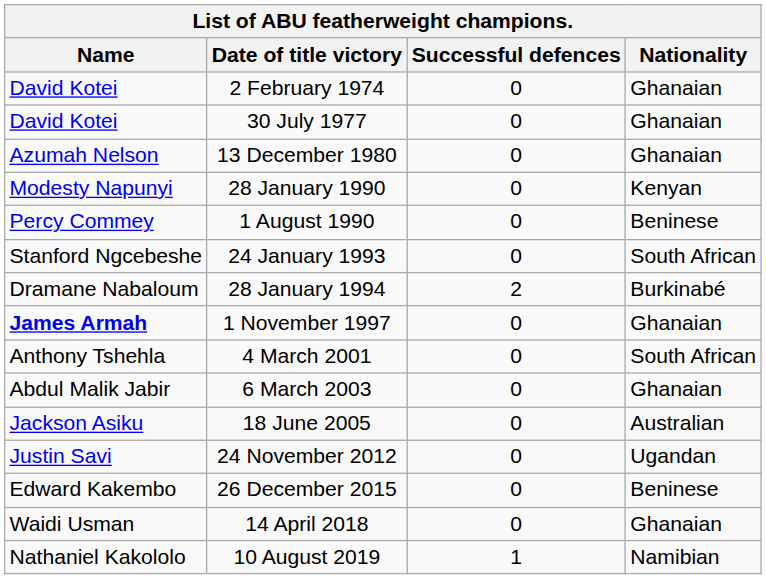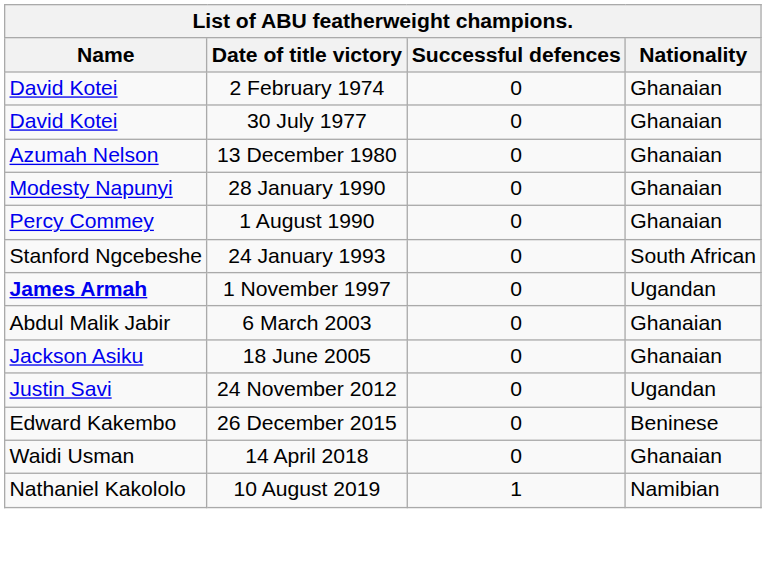(666, 188) Kenyan -> (676, 188) Ghanaian
(674, 222) Beninese -> (676, 222) Ghanaian
- row: (307, 289)
(676, 322) Ghanaian -> (673, 289) Ugandan
- row: (307, 356)
(677, 423) Australian -> (676, 356) Ghanaian
